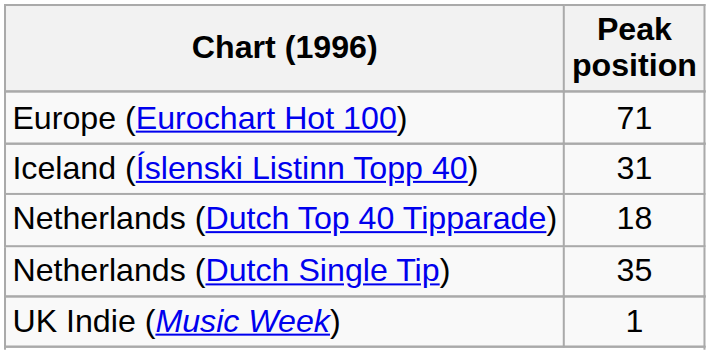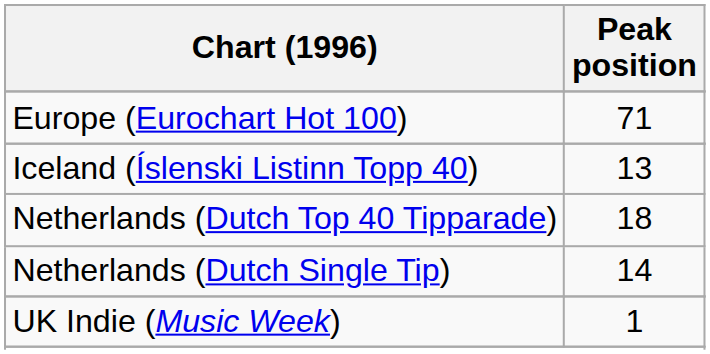(634, 168) 31 -> (634, 168) 13
(634, 270) 35 -> (634, 270) 14
